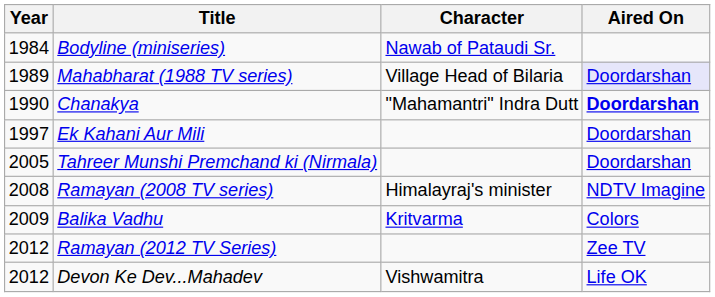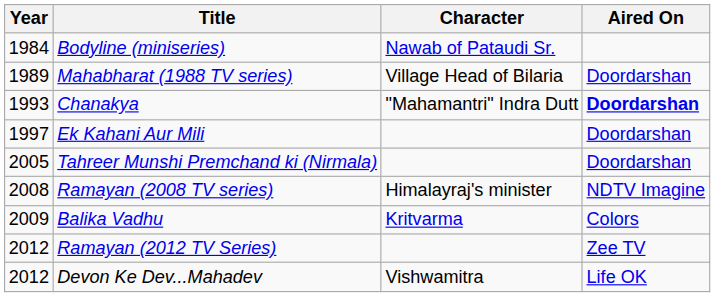(639, 76) lavender background -> (639, 76) no background
(29, 104) 1990 -> (29, 104) 1993
